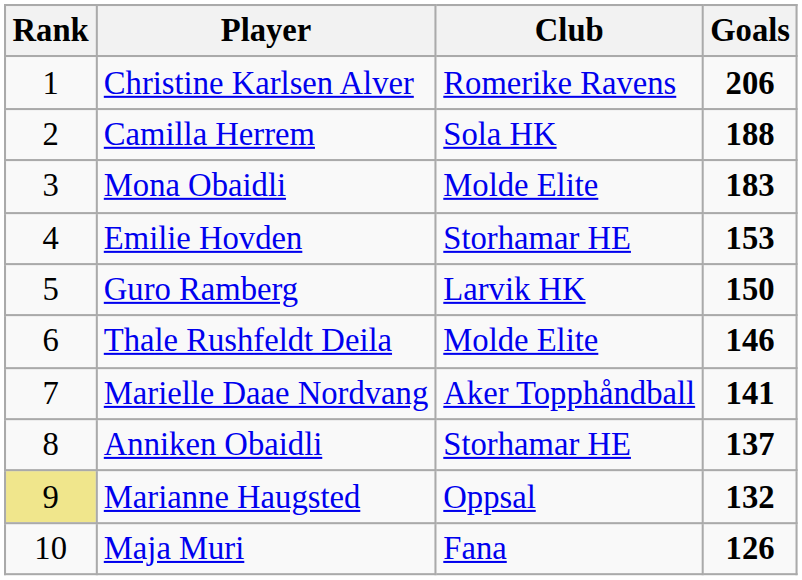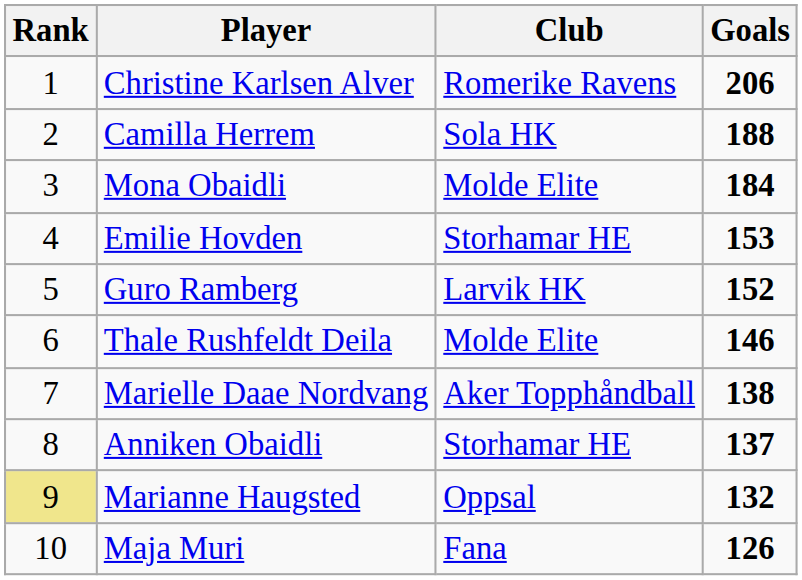(750, 185) 183 -> (750, 185) 184
(750, 289) 150 -> (750, 289) 152
(750, 392) 141 -> (750, 392) 138
